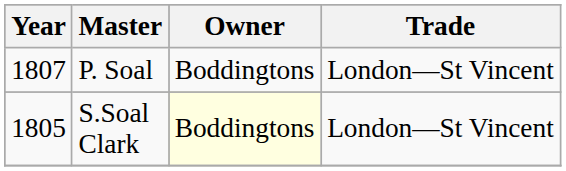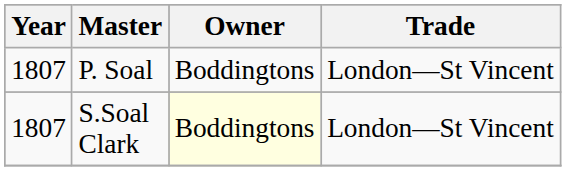(39, 128) 1805 -> (39, 128) 1807
